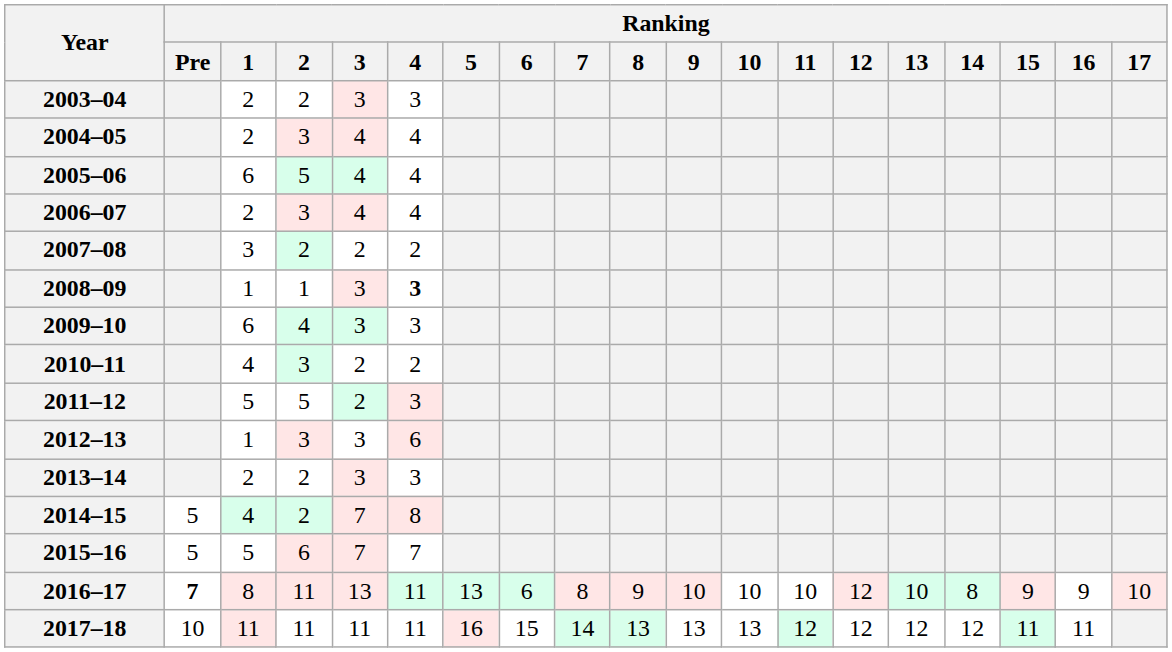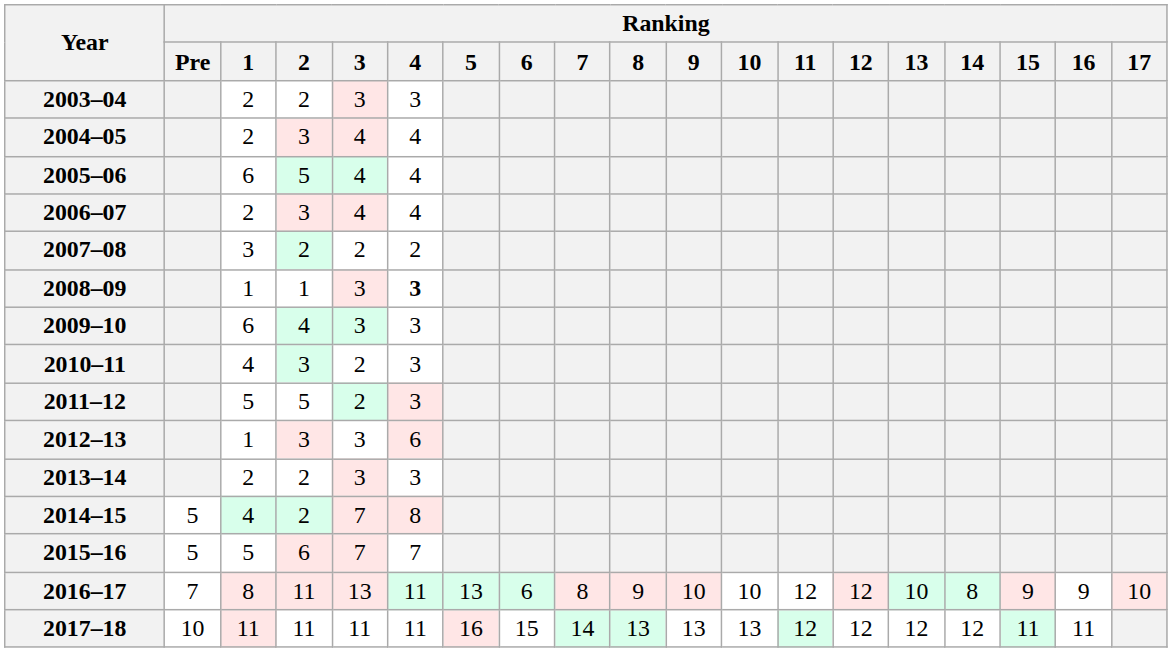(415, 363) 2 -> (415, 363) 3
(193, 590) bold -> (193, 590) normal
(805, 590) 10 -> (805, 590) 12
